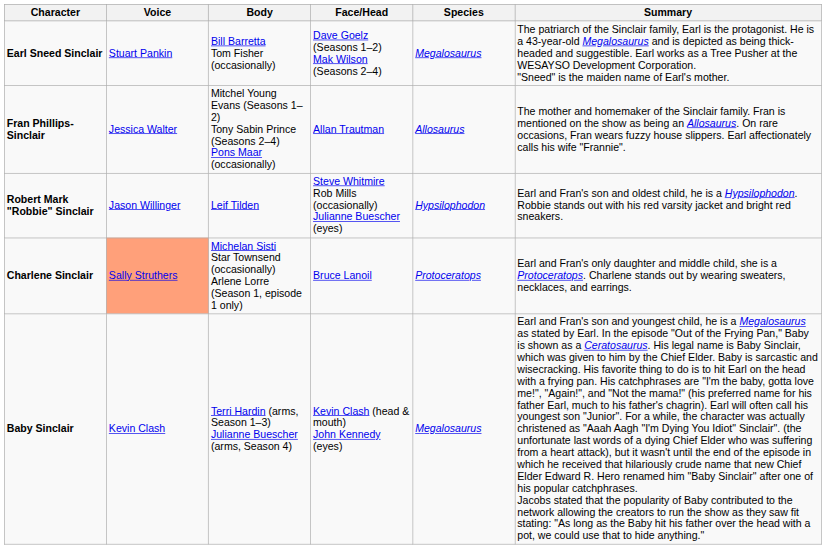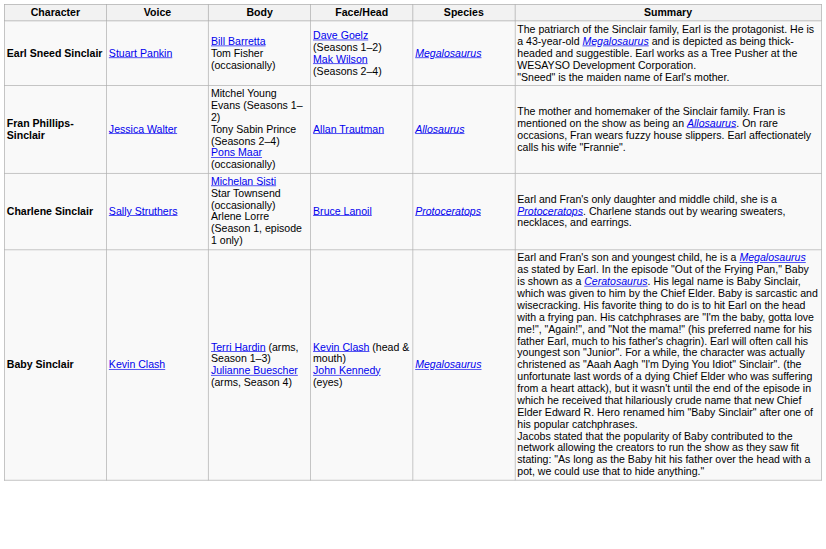- row: (50, 205)
(143, 275) lightsalmon background -> (143, 211) no background
